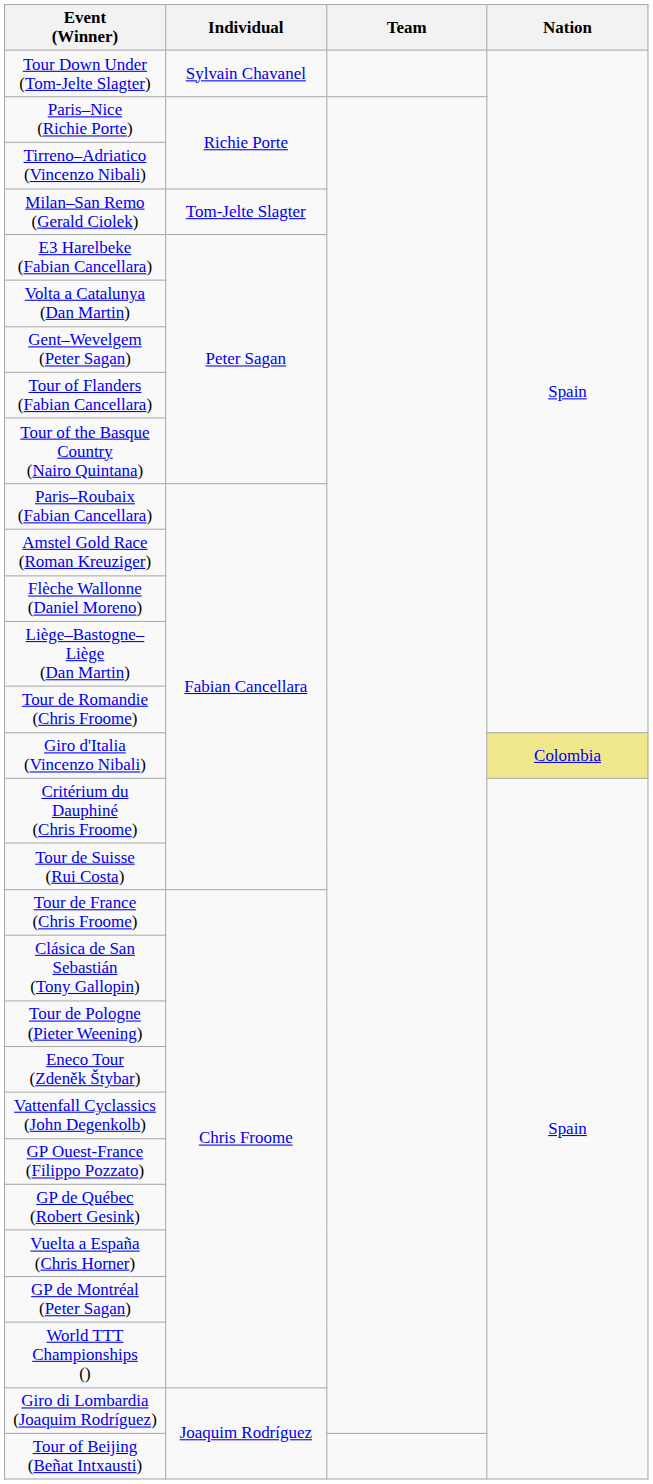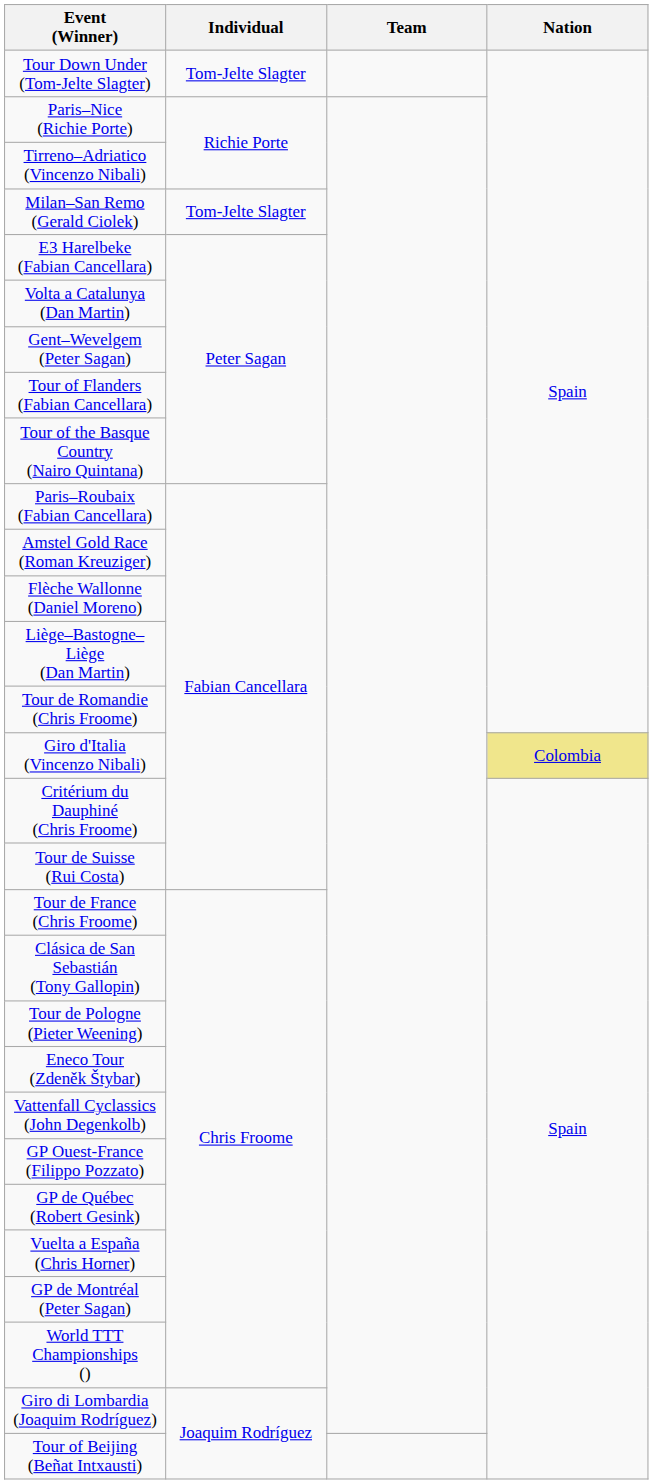(246, 73) Sylvain Chavanel -> (246, 73) Tom-Jelte Slagter
